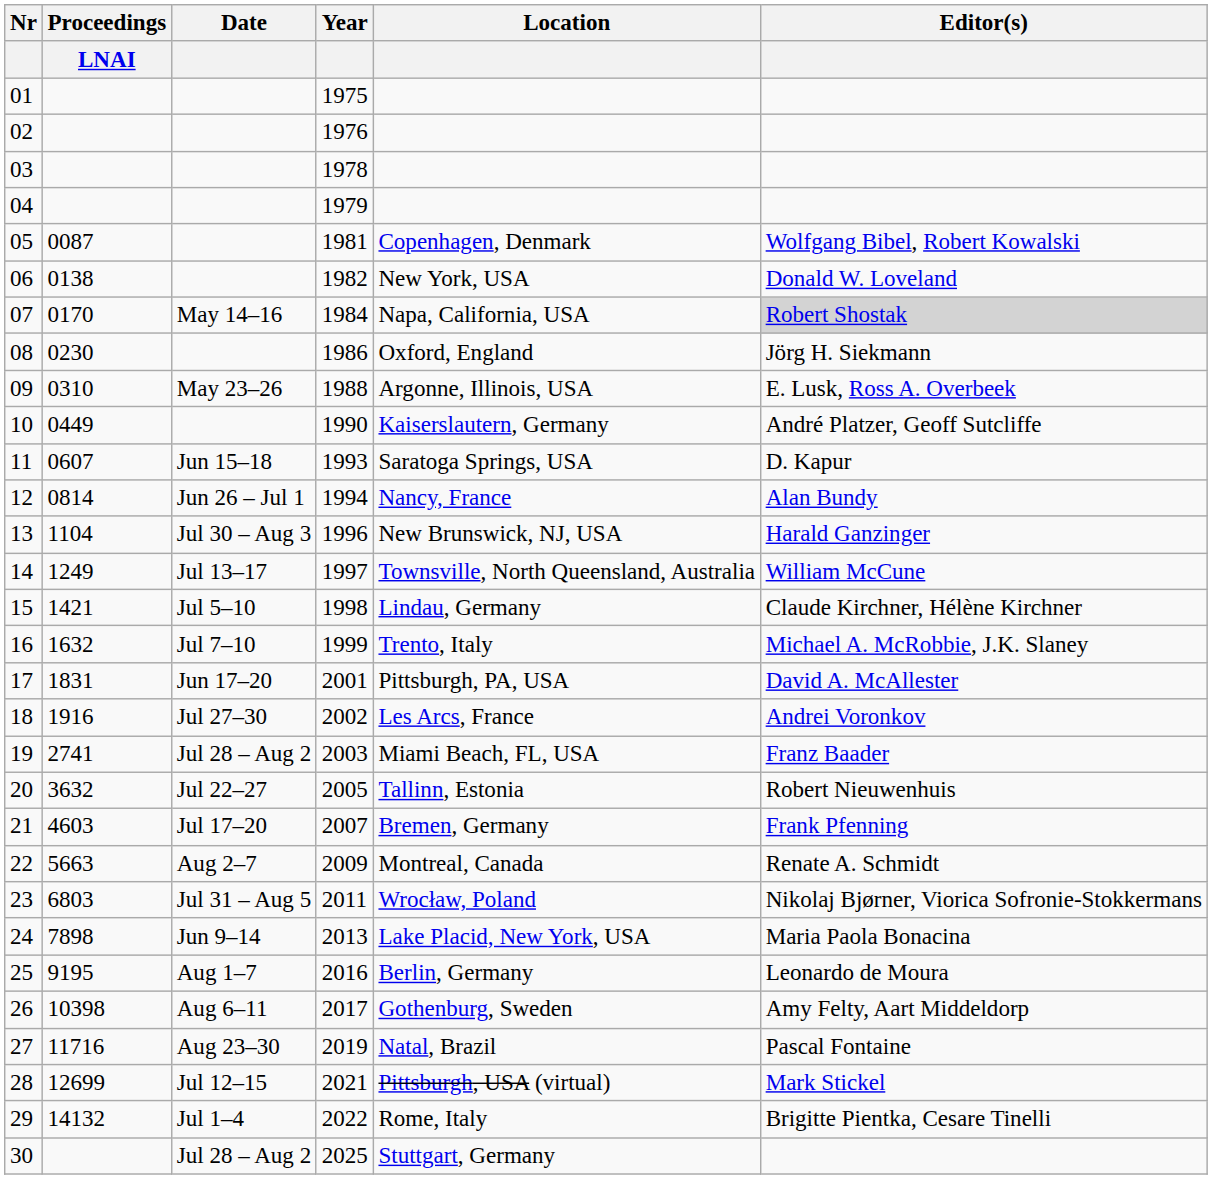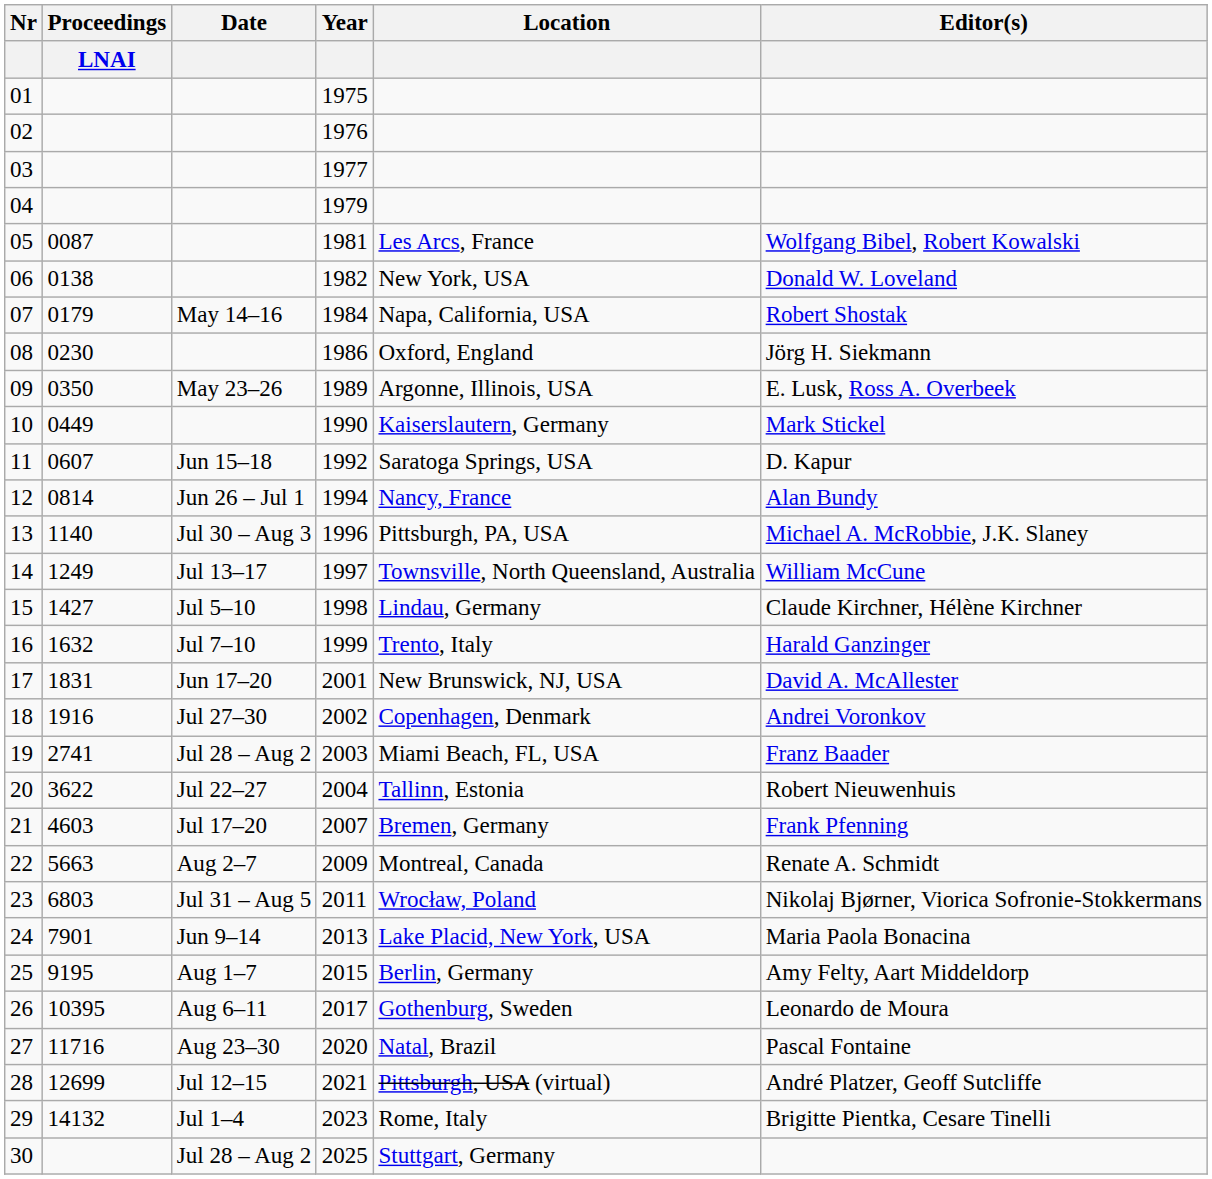(345, 168) 1978 -> (345, 168) 1977
(485, 242) Copenhagen, Denmark -> (456, 242) Les Arcs, France
(71, 315) 0170 -> (71, 315) 0179
(836, 315) lightgrey background -> (836, 315) no background
(71, 388) 0310 -> (71, 388) 0350
(345, 388) 1988 -> (345, 388) 1989
(904, 424) André Platzer, Geoff Sutcliffe -> (825, 424) Mark Stickel
(345, 461) 1993 -> (345, 461) 1992
(70, 534) 1104 -> (70, 534) 1140
(500, 534) New Brunswick, NJ, USA -> (474, 534) Pittsburgh, PA, USA
(848, 534) Harald Ganzinger -> (927, 534) Michael A. McRobbie, J.K. Slaney
(71, 607) 1421 -> (71, 607) 1427
(927, 643) Michael A. McRobbie, J.K. Slaney -> (848, 643) Harald Ganzinger
(474, 680) Pittsburgh, PA, USA -> (500, 680) New Brunswick, NJ, USA
(456, 717) Les Arcs, France -> (485, 717) Copenhagen, Denmark
(71, 790) 3632 -> (71, 790) 3622
(345, 790) 2005 -> (345, 790) 2004
(71, 936) 7898 -> (71, 936) 7901
(345, 972) 2016 -> (345, 972) 2015
(857, 972) Leonardo de Moura -> (897, 972) Amy Felty, Aart Middeldorp
(76, 1009) 10398 -> (76, 1009) 10395
(897, 1009) Amy Felty, Aart Middeldorp -> (857, 1009) Leonardo de Moura
(345, 1045) 2019 -> (345, 1045) 2020
(825, 1082) Mark Stickel -> (904, 1082) André Platzer, Geoff Sutcliffe
(345, 1118) 2022 -> (345, 1118) 2023
